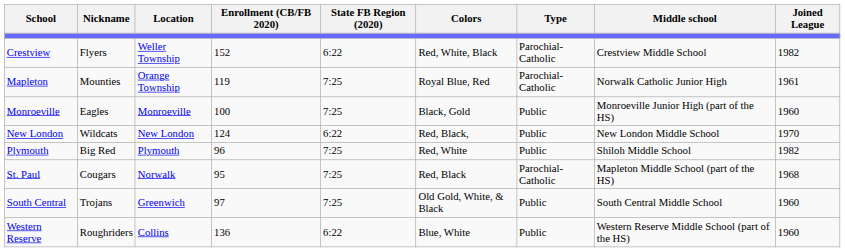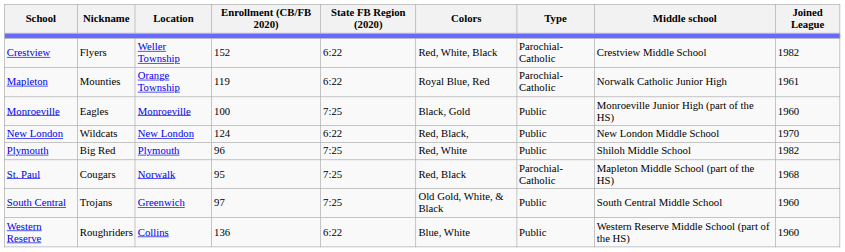(333, 82) 7:25 -> (333, 82) 6:22
